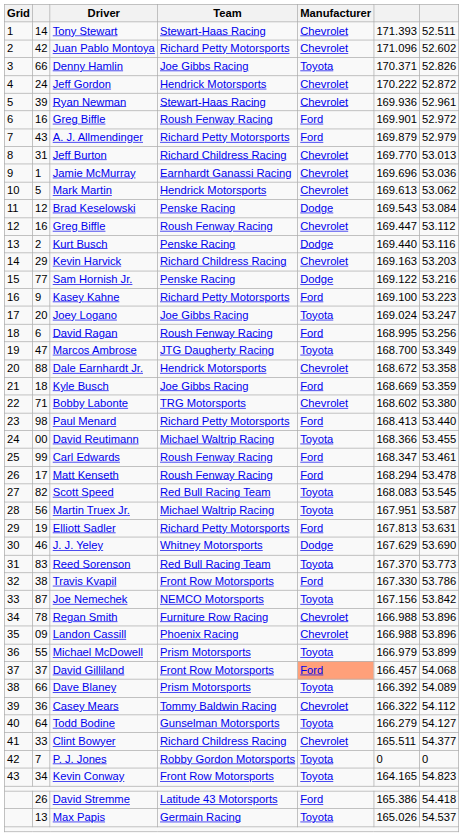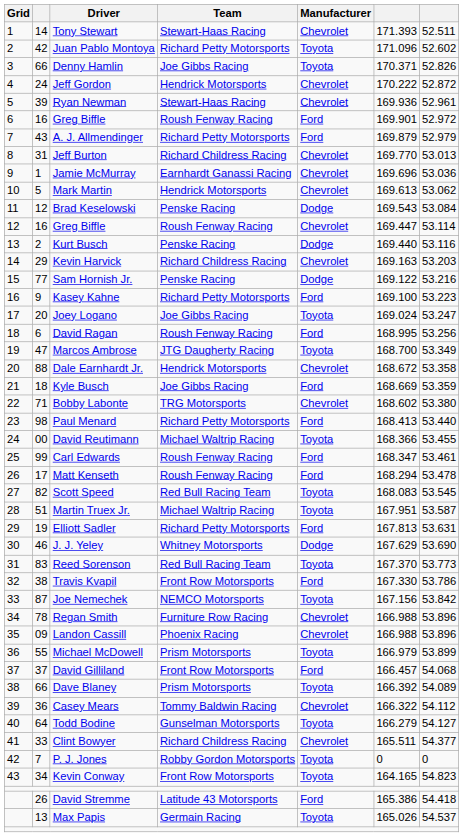(324, 48) Chevrolet -> (317, 48) Toyota
(439, 226) 53.112 -> (439, 226) 53.114
(41, 510) 56 -> (41, 510) 51
(312, 670) lightsalmon background -> (312, 670) no background
